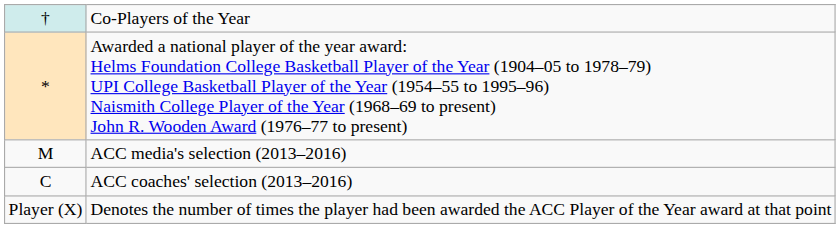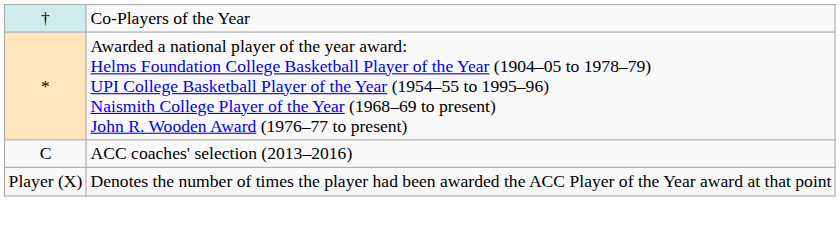- row: (218, 153)
